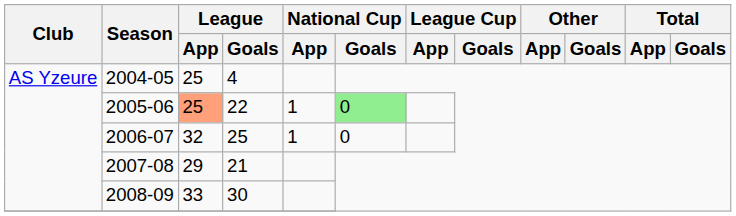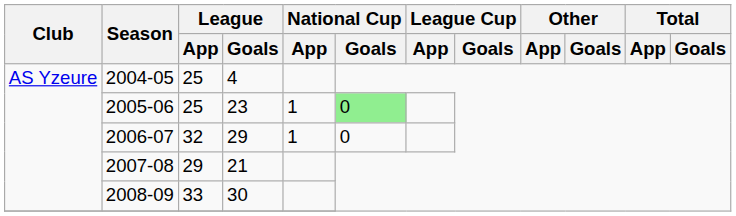(193, 107) lightsalmon background -> (193, 107) no background
(237, 107) 22 -> (237, 107) 23
(237, 136) 25 -> (237, 136) 29
